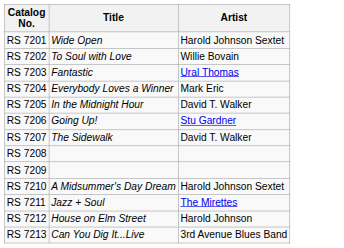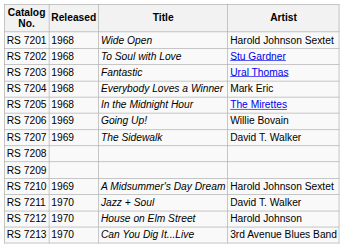+ column: (74, 18)
(210, 56) Willie Bovain -> (258, 56) Stu Gardner
(216, 105) David T. Walker -> (259, 105) The Mirettes
(208, 121) Stu Gardner -> (259, 121) Willie Bovain
(209, 202) The Mirettes -> (266, 202) David T. Walker
